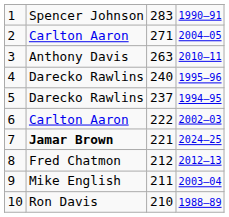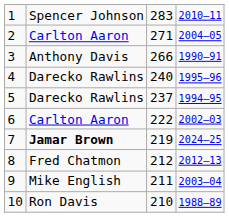(200, 15) 1990–91 -> (200, 15) 2010–11
(162, 56) 263 -> (162, 56) 266
(200, 56) 2010–11 -> (200, 56) 1990–91
(162, 139) 221 -> (162, 139) 219
